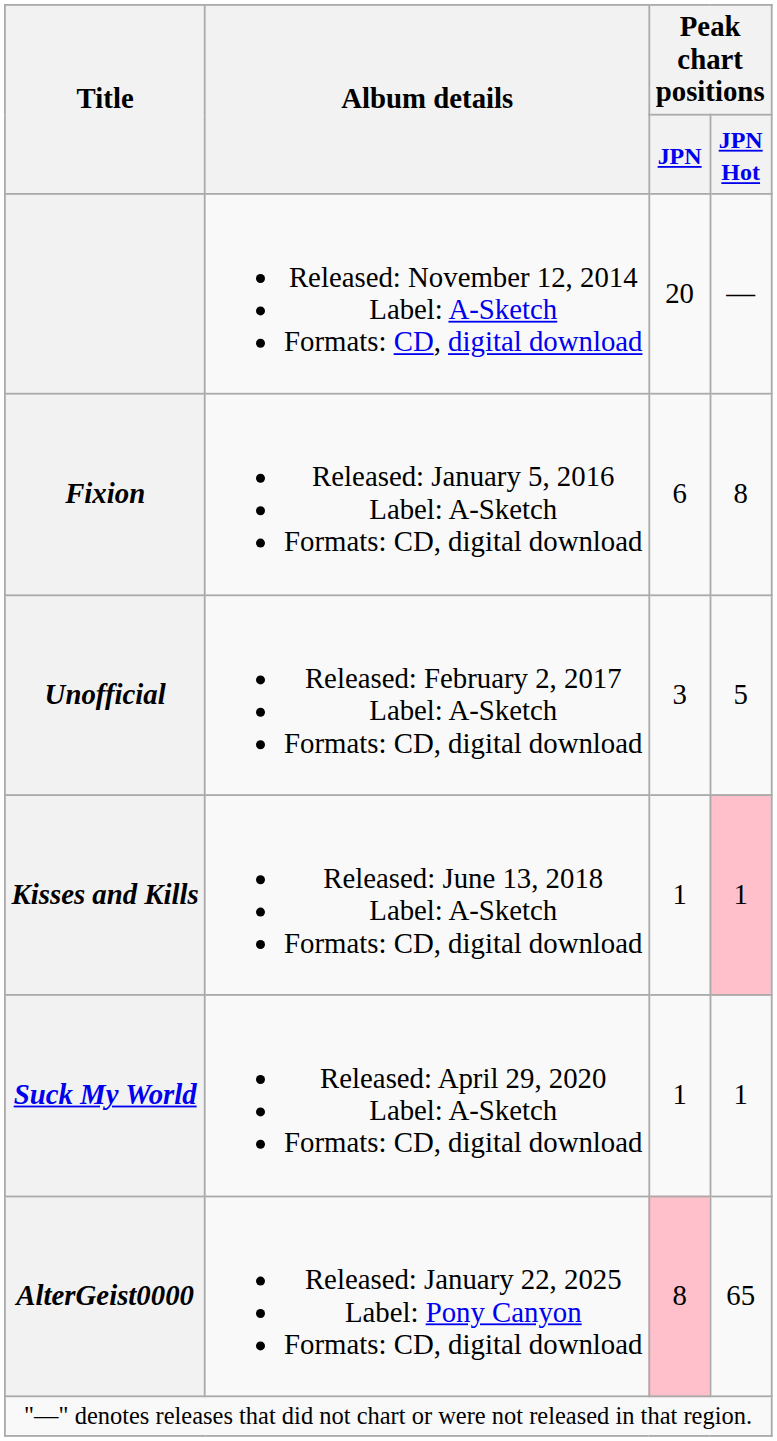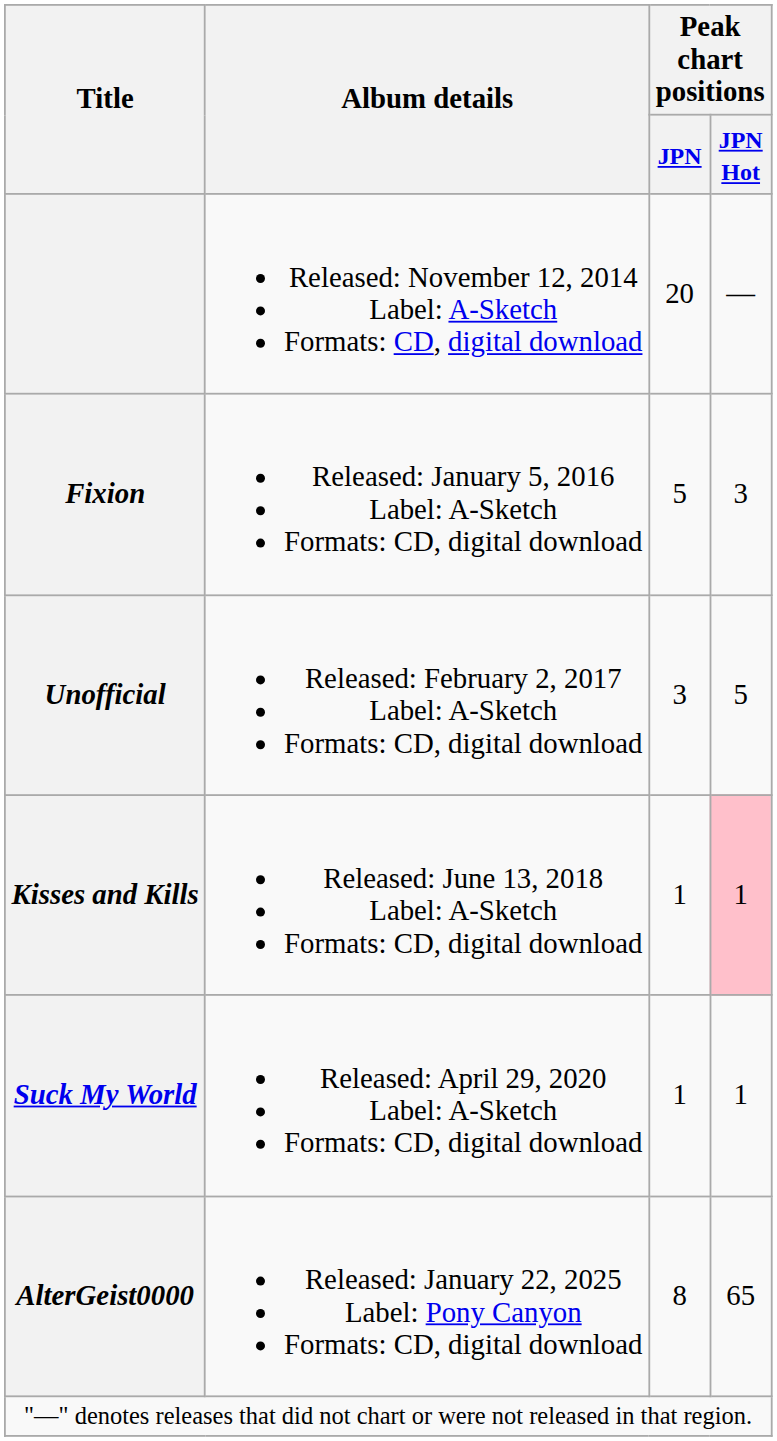(680, 493) 6 -> (680, 493) 5
(741, 493) 8 -> (741, 493) 3
(680, 1295) pink background -> (680, 1295) no background
